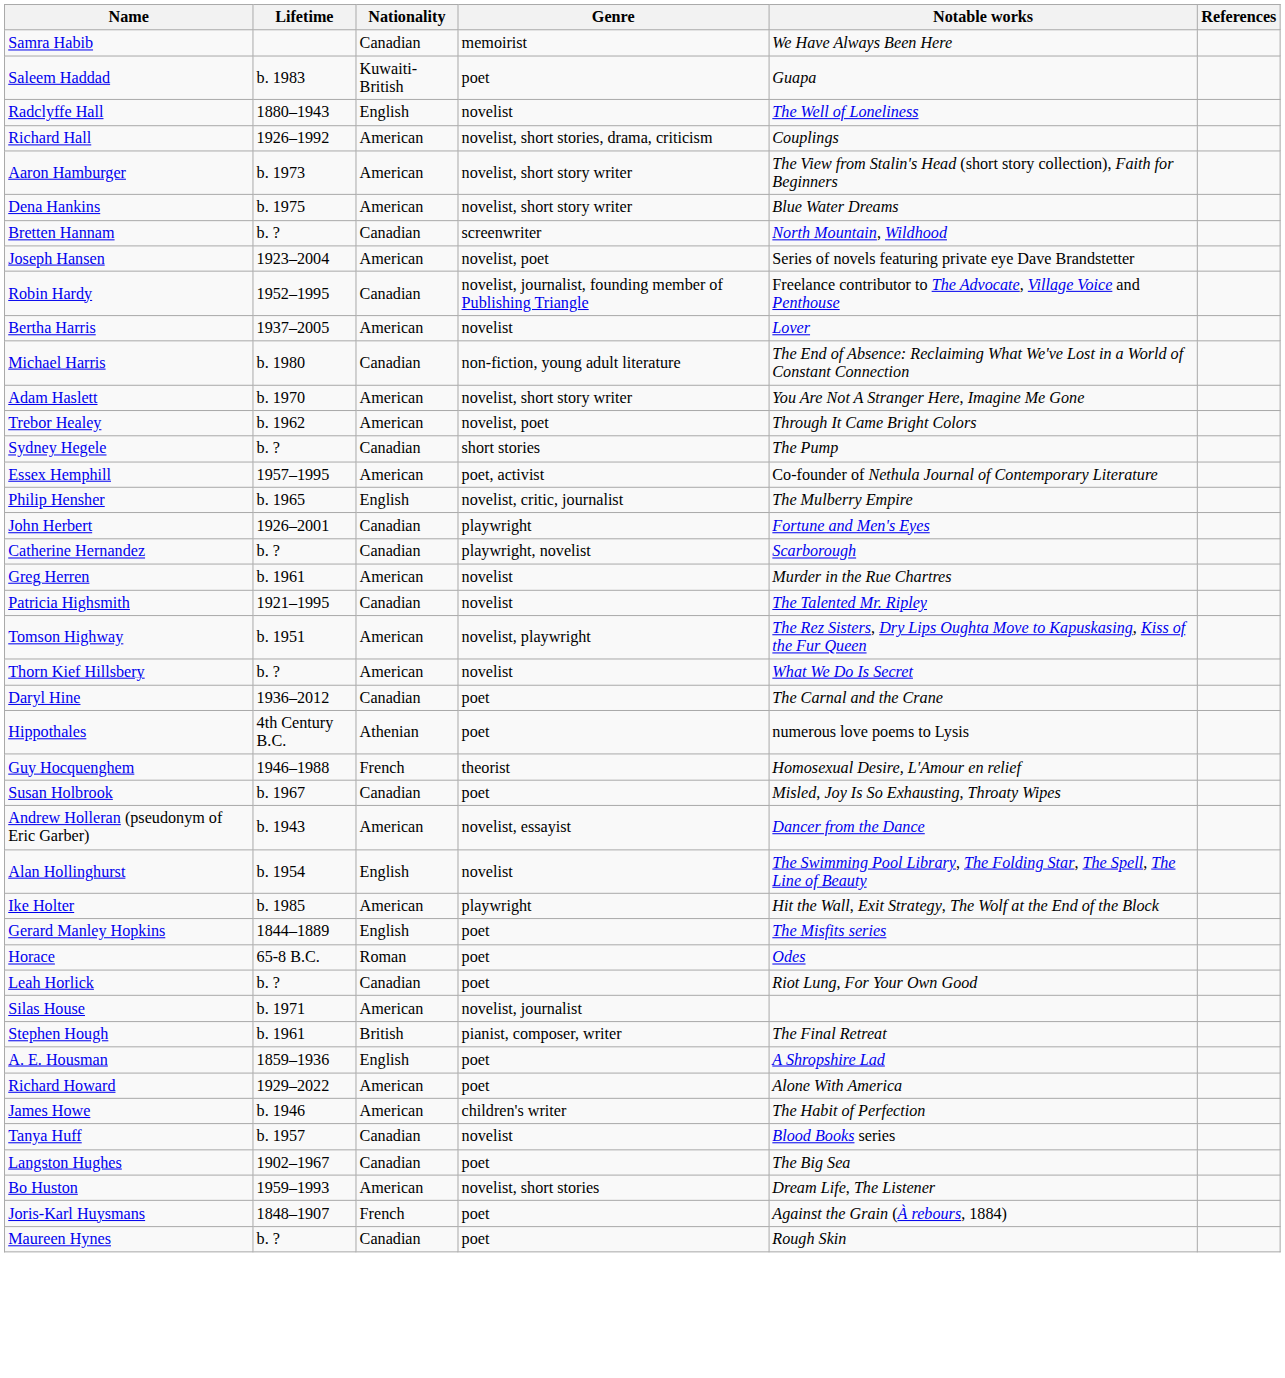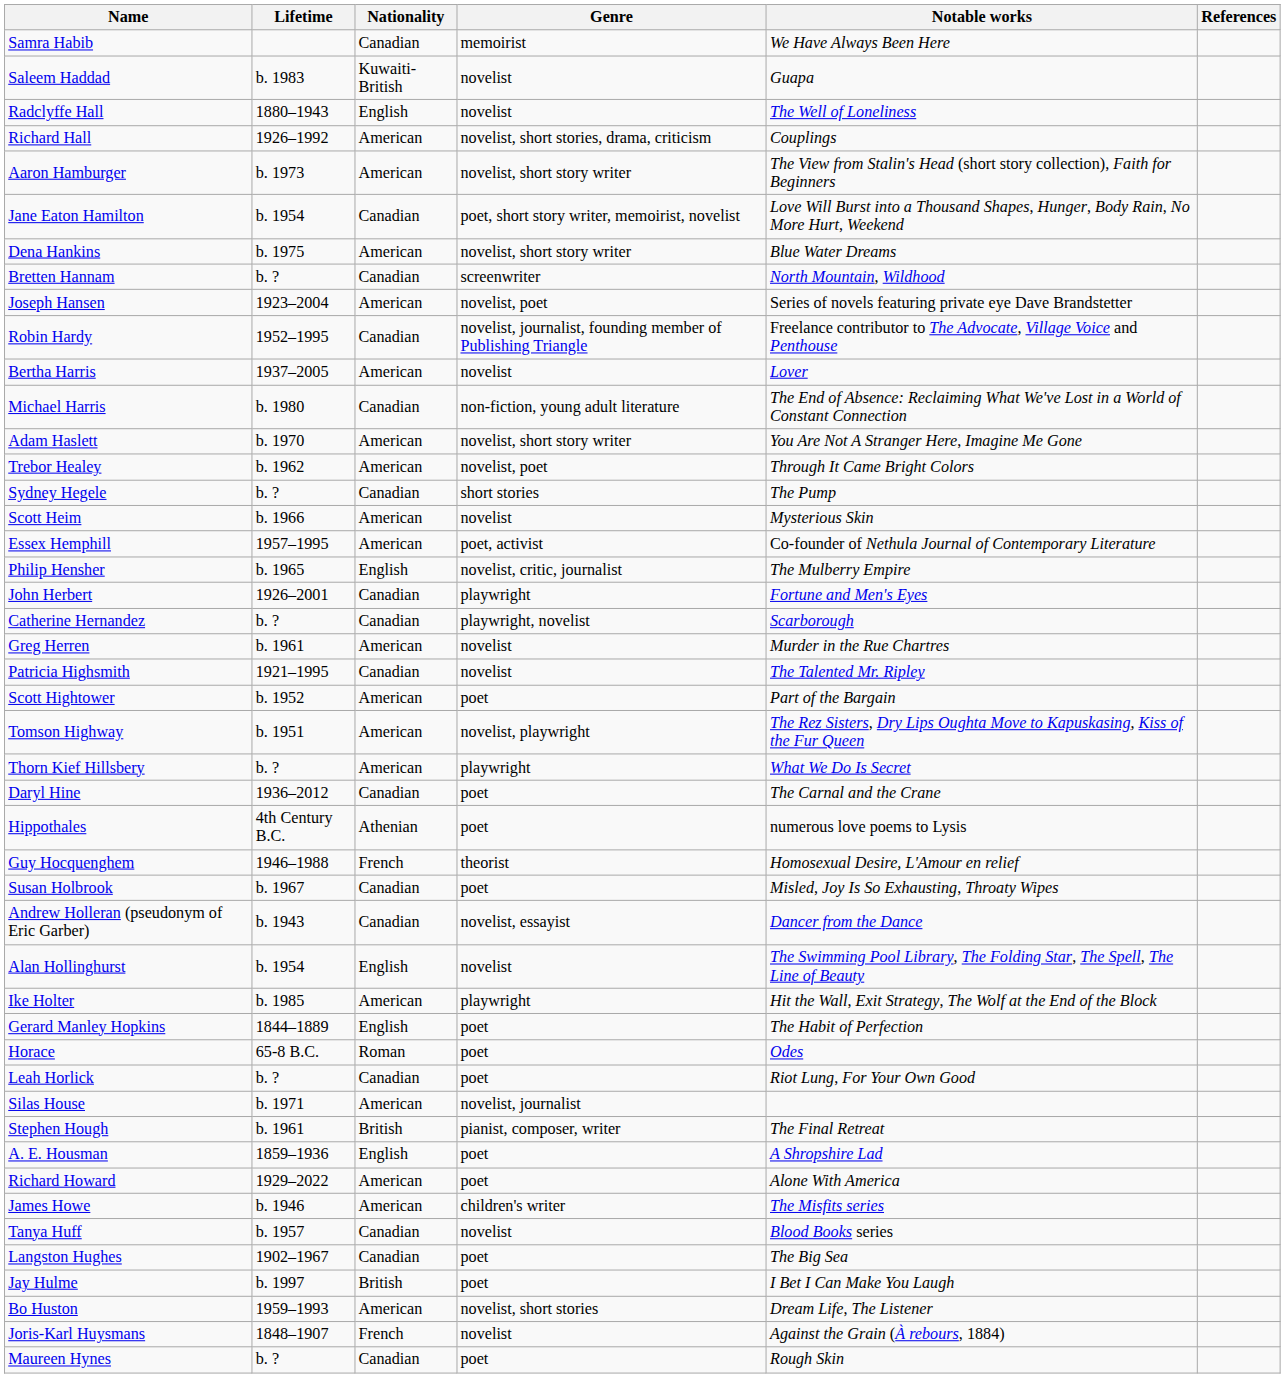(475, 77) poet -> (486, 77) novelist
+ row: (76, 216)
+ row: (45, 518)
+ row: (61, 697)
(487, 672) novelist -> (495, 767) playwright
(391, 827) American -> (389, 922) Canadian
(829, 931) The Misfits series -> (847, 1026) The Habit of Perfection
(849, 1111) The Habit of Perfection -> (827, 1206) The Misfits series
+ row: (43, 1282)
(475, 1213) poet -> (486, 1334) novelist
